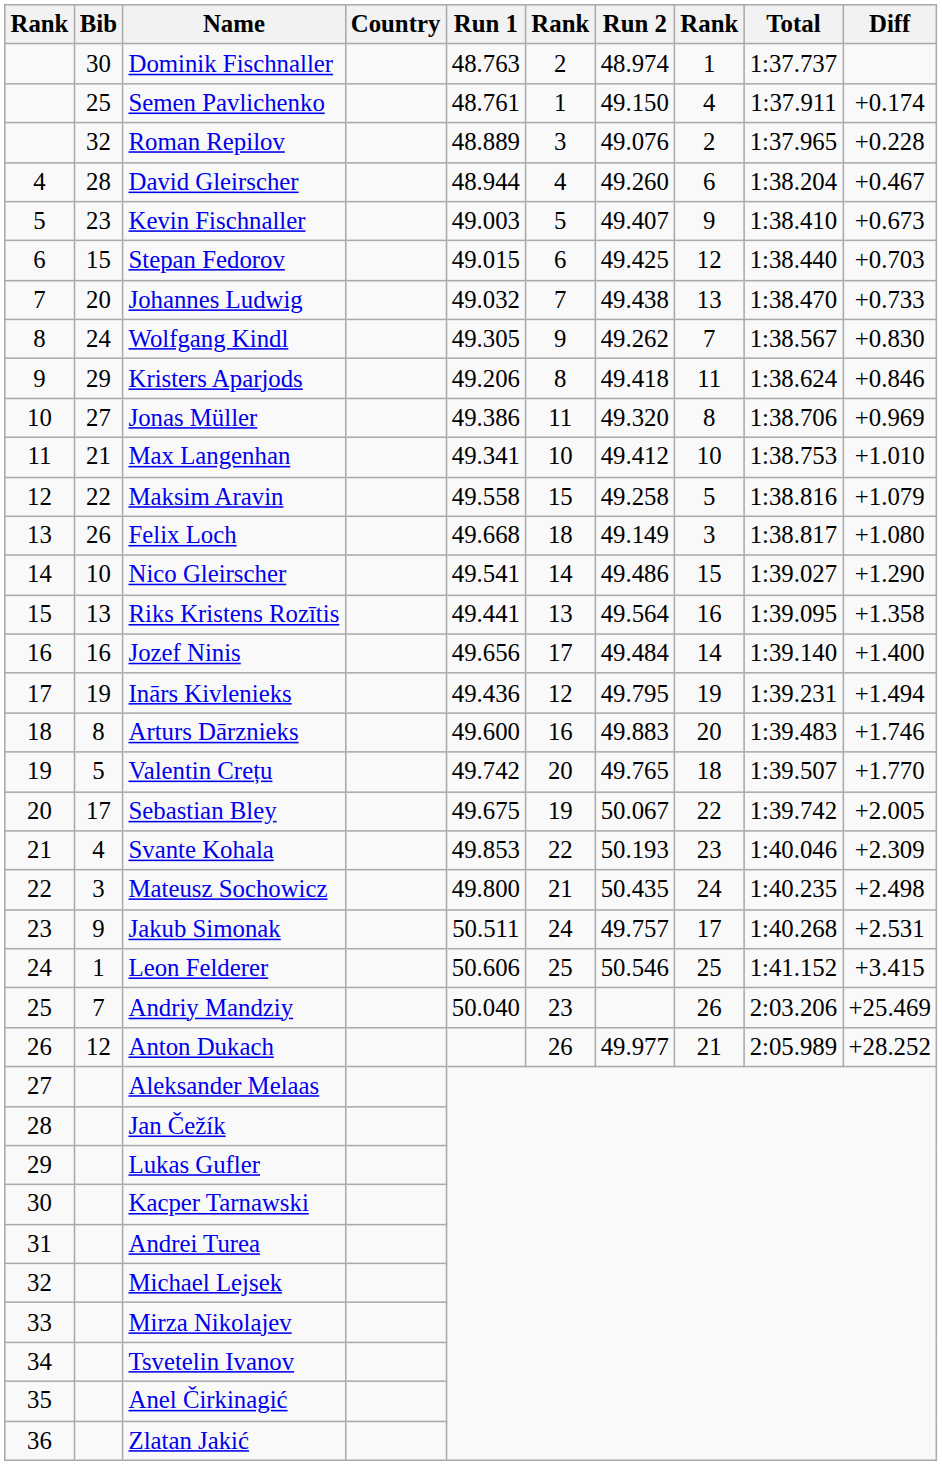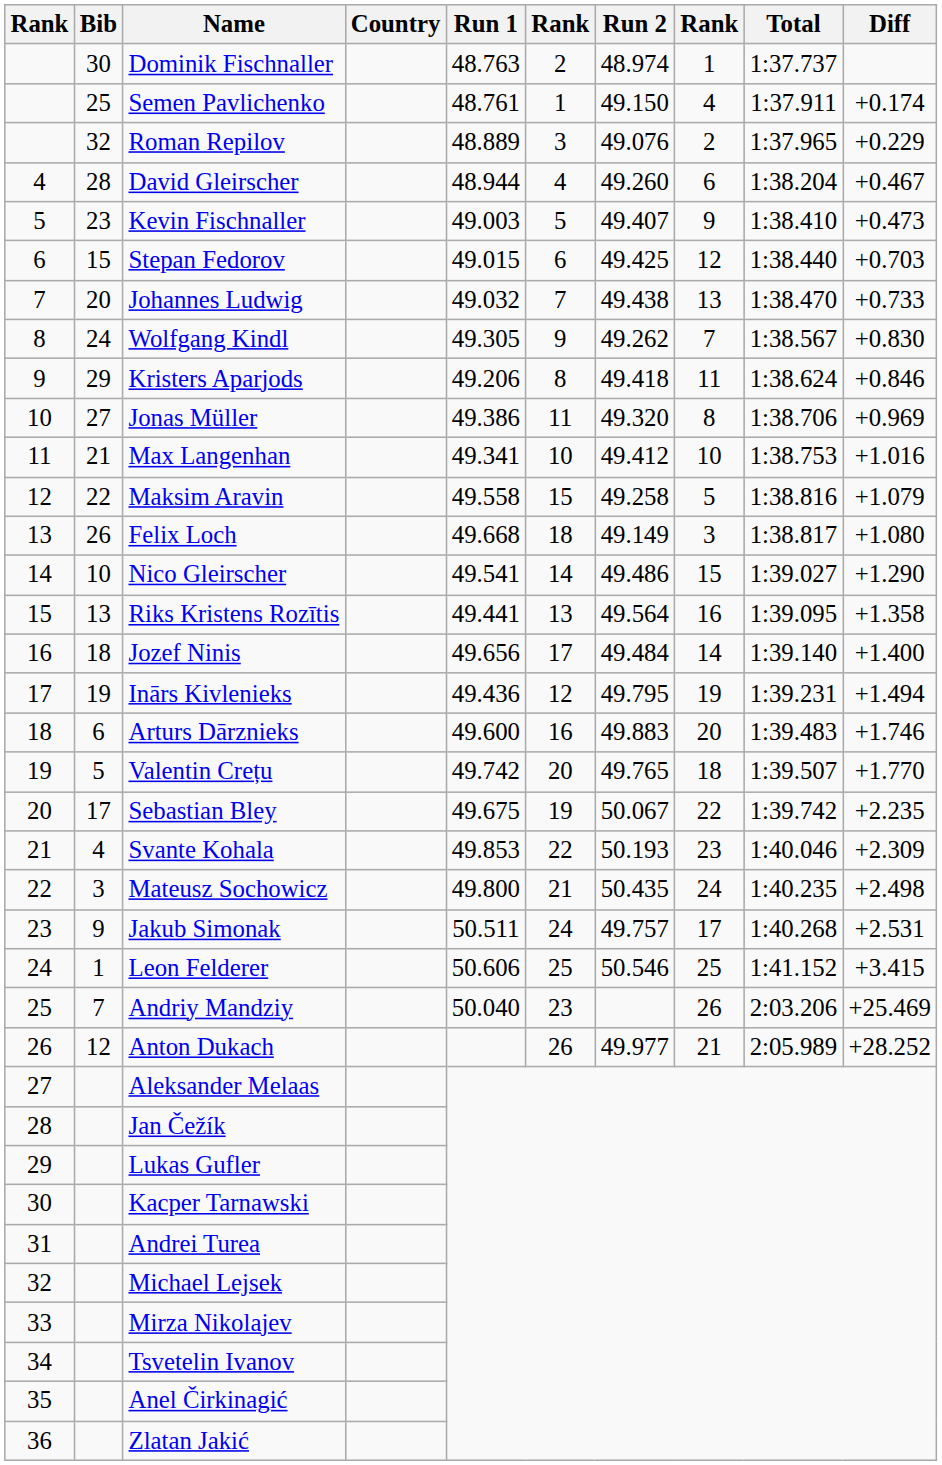(890, 142) +0.228 -> (890, 142) +0.229
(890, 220) +0.673 -> (890, 220) +0.473
(890, 456) +1.010 -> (890, 456) +1.016
(98, 653) 16 -> (98, 653) 18
(98, 732) 8 -> (98, 732) 6
(890, 810) +2.005 -> (890, 810) +2.235
